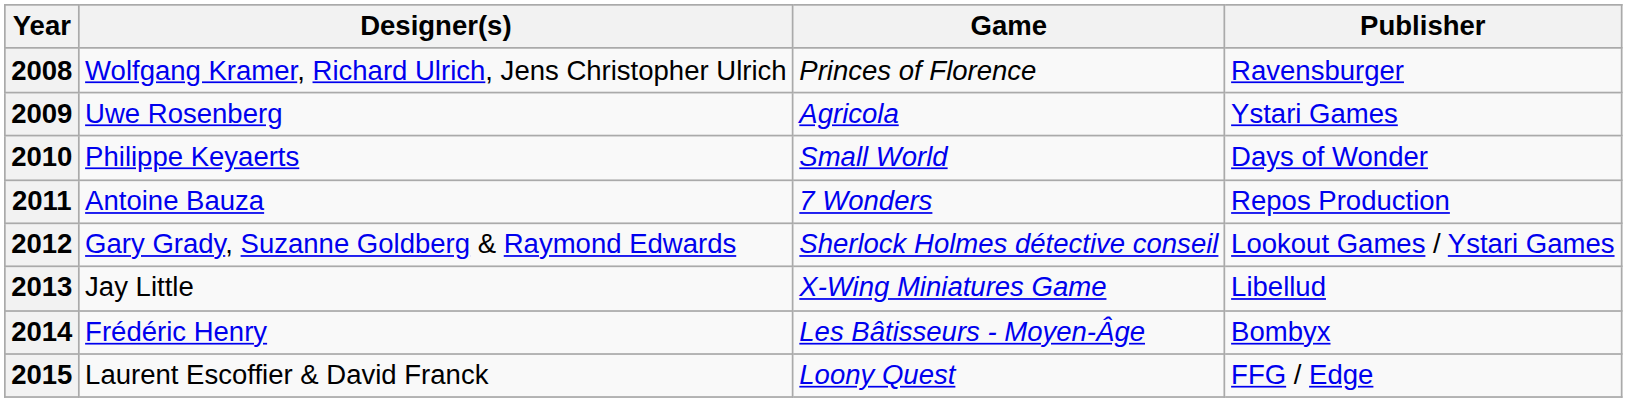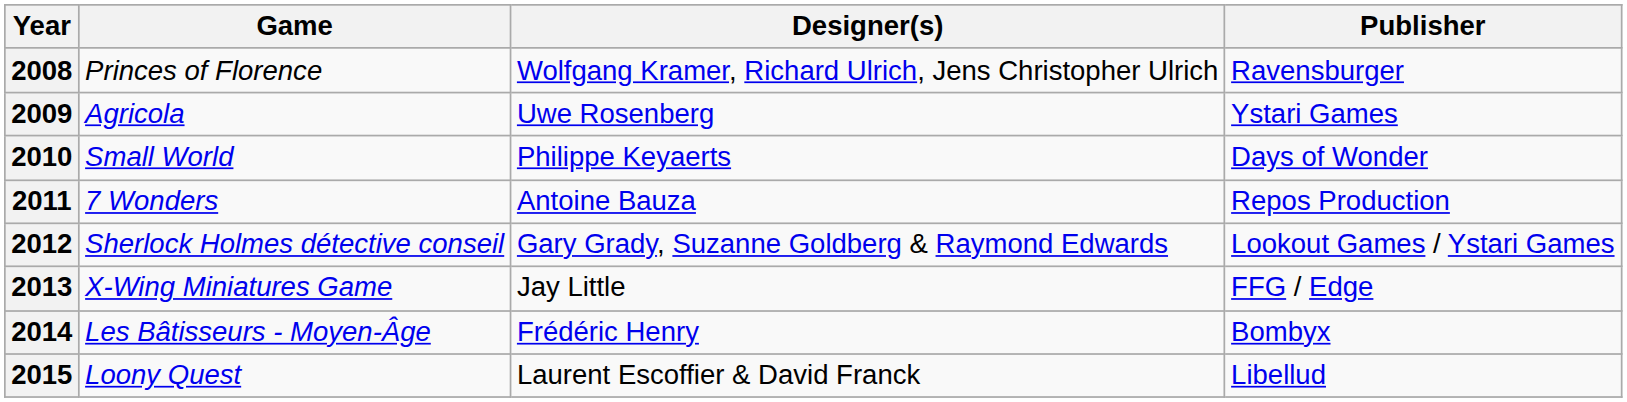columns swapped: (1009, 26) <-> (436, 26)
(1279, 288) Libellud -> (1302, 288) FFG / Edge
(1302, 375) FFG / Edge -> (1279, 375) Libellud
